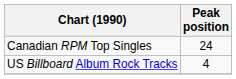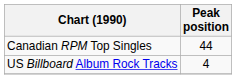(206, 45) 24 -> (206, 45) 44
